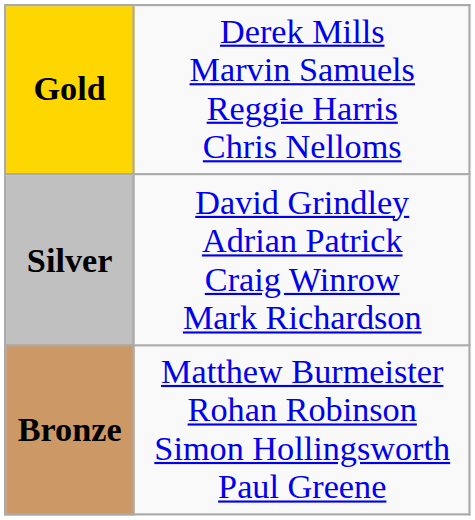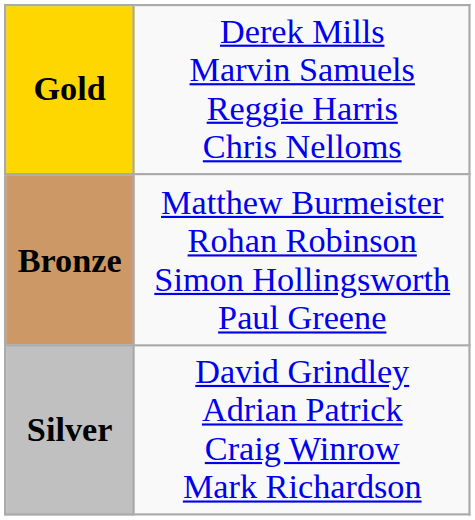rows swapped: (70, 259) <-> (70, 429)
